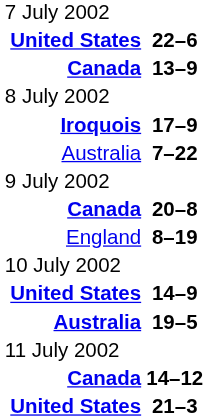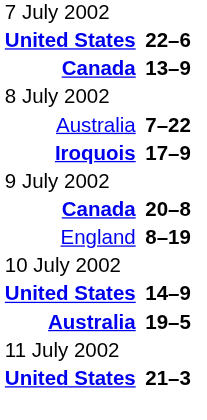rows swapped: (101, 124) <-> (101, 153)
- row: (104, 378)
